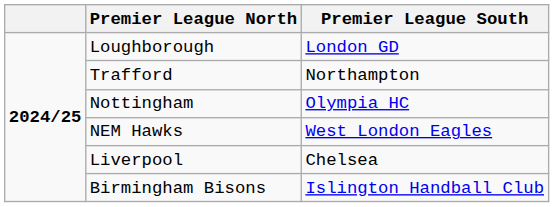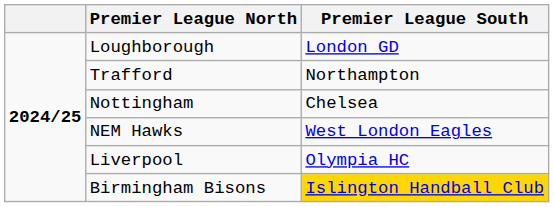(357, 103) Olympia HC -> (342, 103) Chelsea
(342, 160) Chelsea -> (357, 160) Olympia HC
(425, 188) no background -> (425, 188) gold background
